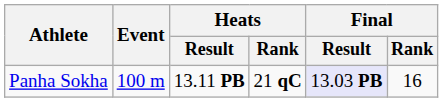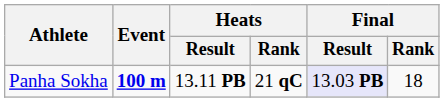(141, 81) normal -> (141, 81) bold
(412, 81) 16 -> (413, 81) 18
